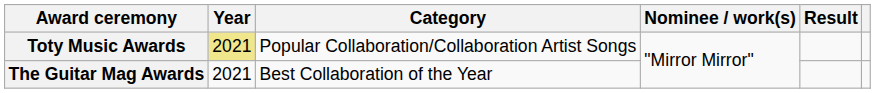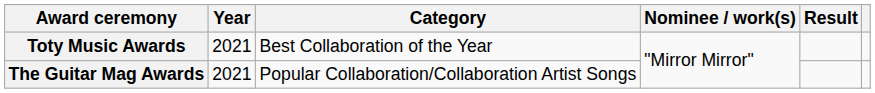(232, 46) khaki background -> (232, 46) no background
(448, 46) Popular Collaboration/Collaboration Artist Songs -> (376, 46) Best Collaboration of the Year
(376, 74) Best Collaboration of the Year -> (448, 74) Popular Collaboration/Collaboration Artist Songs
